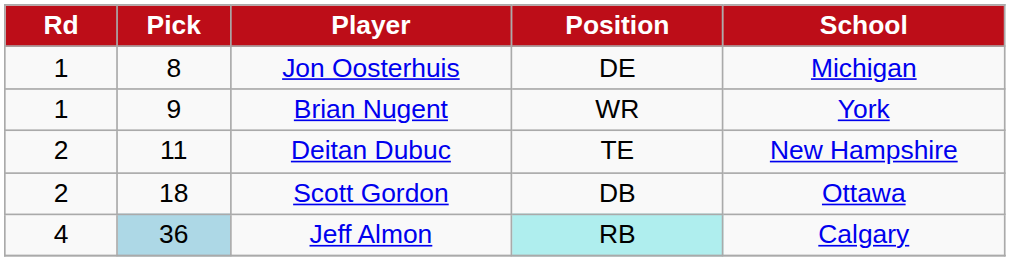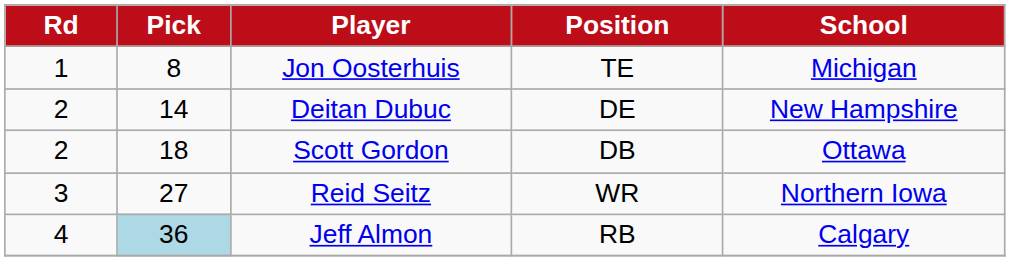(617, 67) DE -> (617, 67) TE
- row: (371, 109)
(174, 151) 11 -> (174, 109) 14
(617, 151) TE -> (617, 109) DE
+ row: (371, 192)
(617, 234) paleturquoise background -> (617, 234) no background
